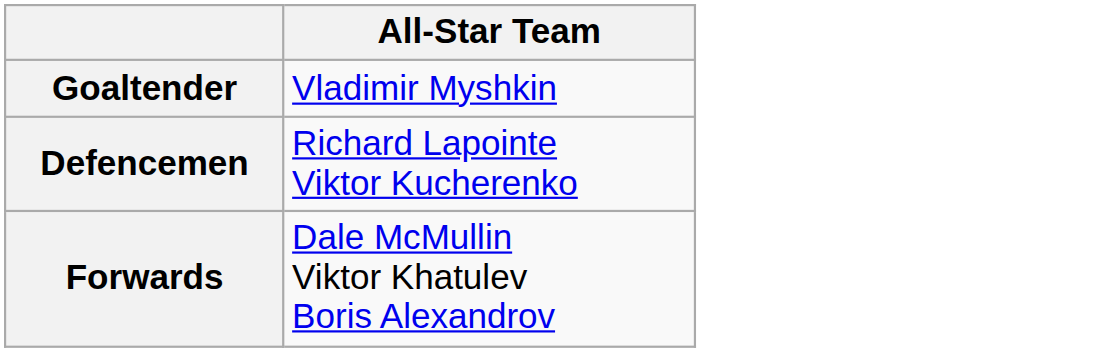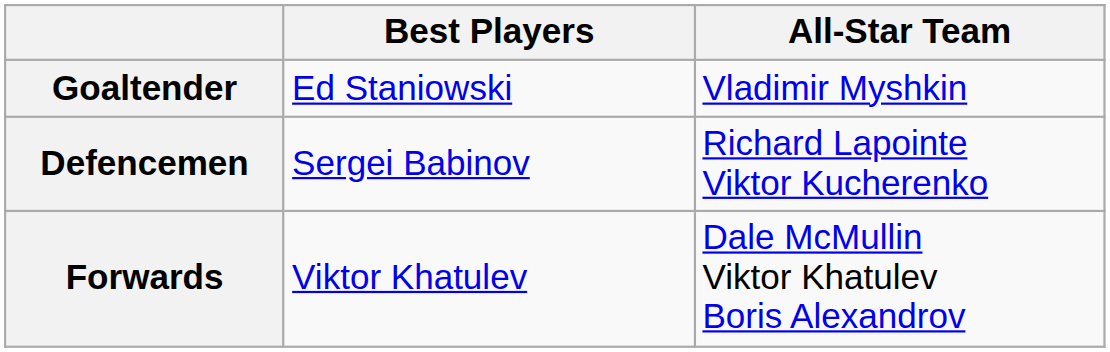+ column: (489, 32)
